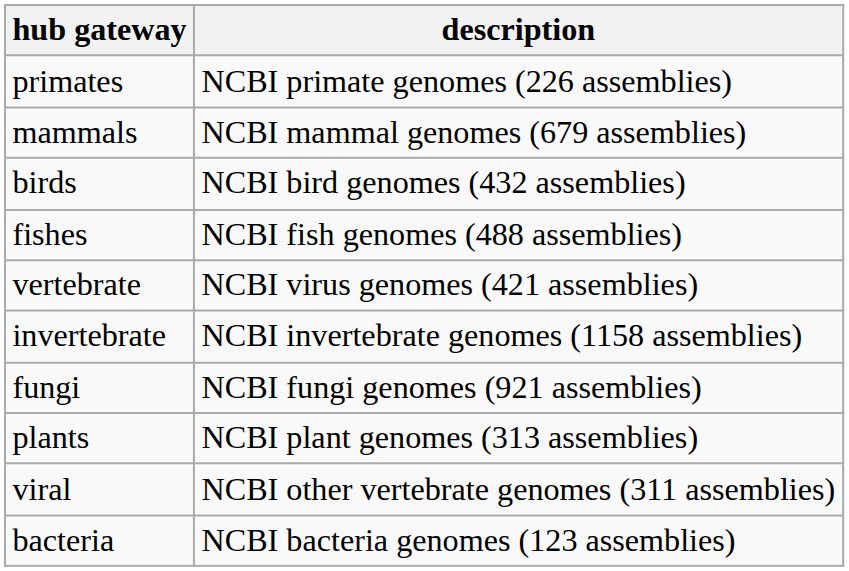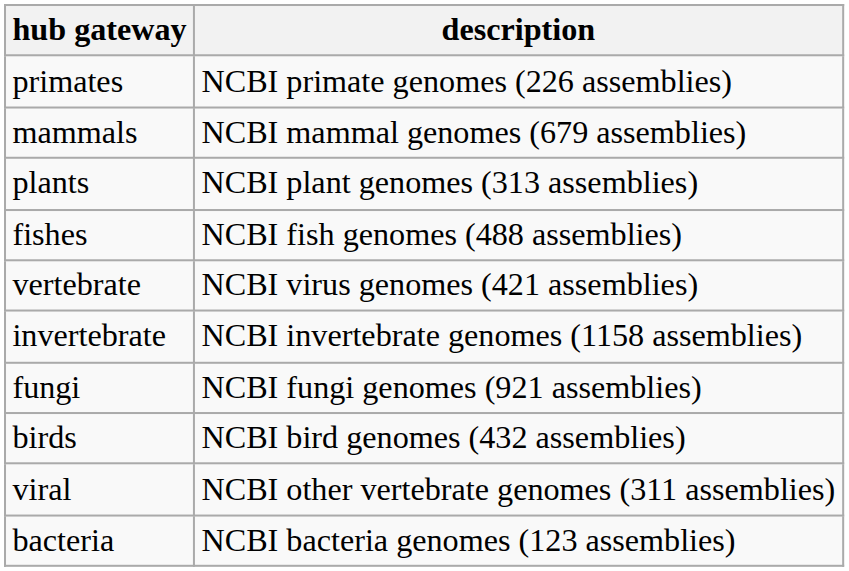rows swapped: (45, 183) <-> (51, 438)
